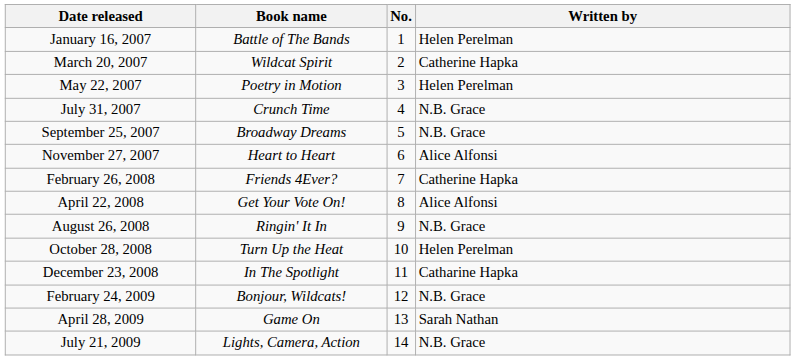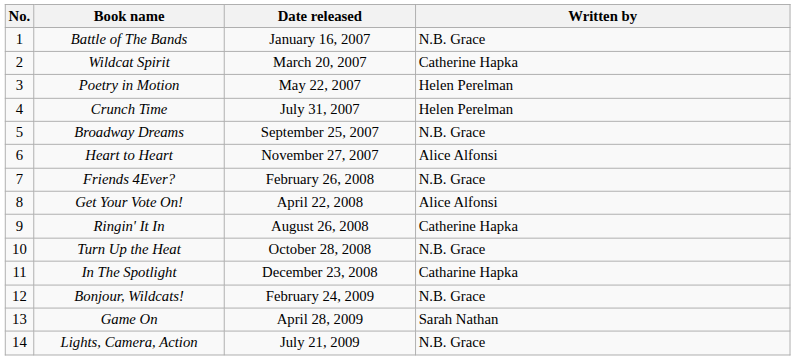columns swapped: (401, 16) <-> (101, 16)
(466, 39) Helen Perelman -> (452, 39) N.B. Grace
(452, 109) N.B. Grace -> (466, 109) Helen Perelman
(468, 179) Catherine Hapka -> (452, 179) N.B. Grace
(452, 226) N.B. Grace -> (468, 226) Catherine Hapka
(466, 249) Helen Perelman -> (452, 249) N.B. Grace
